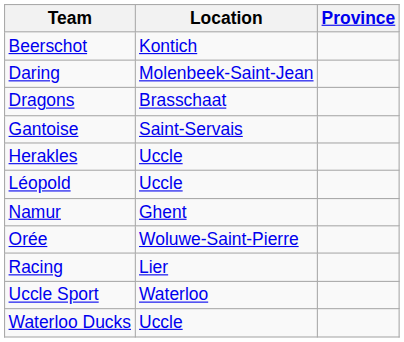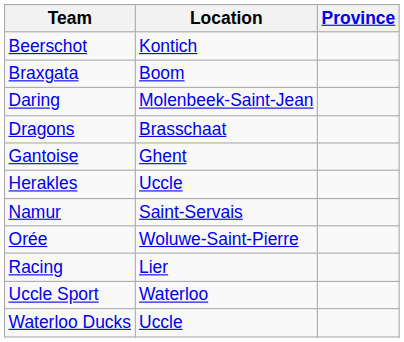+ row: (43, 73)
(191, 128) Saint-Servais -> (163, 156) Ghent
- row: (40, 184)
(163, 211) Ghent -> (191, 211) Saint-Servais
